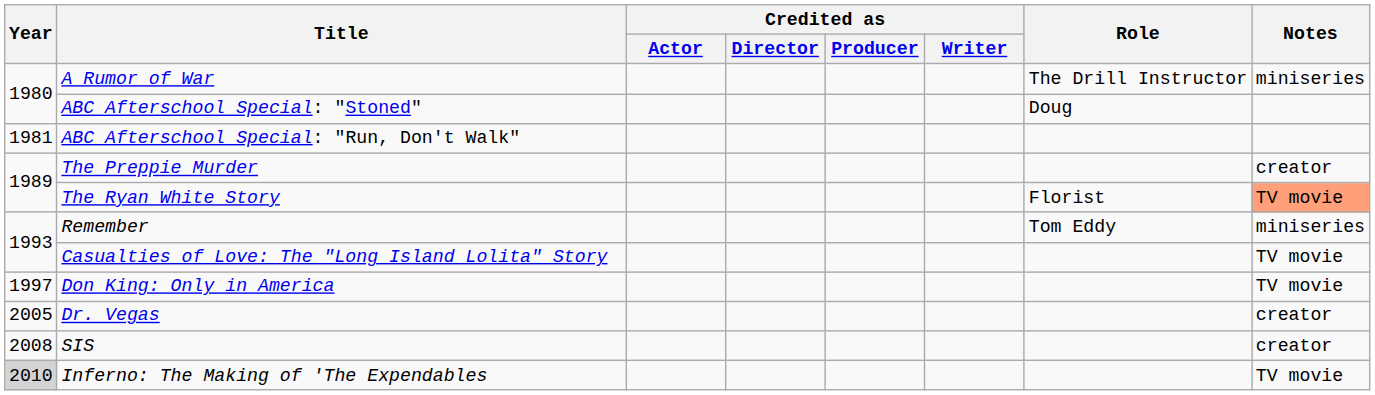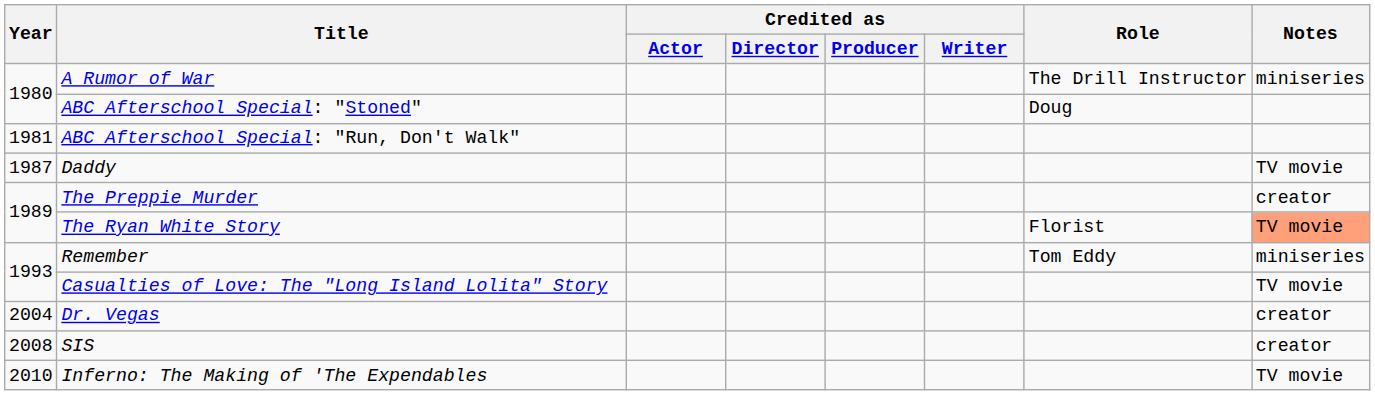+ row: (89, 168)
- row: (198, 286)
(31, 316) 2005 -> (31, 316) 2004
(31, 375) lightgrey background -> (31, 375) no background
